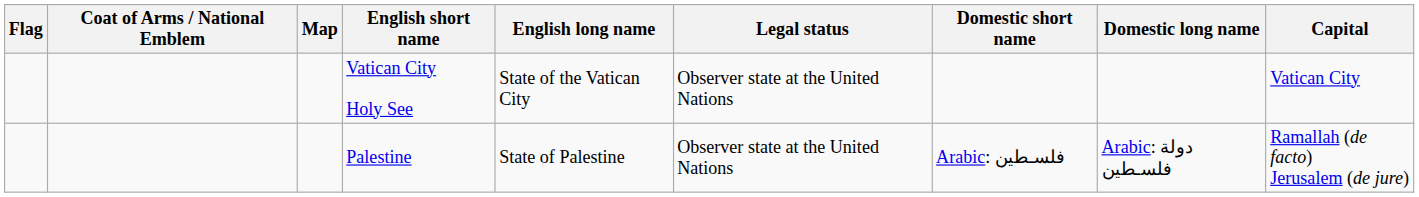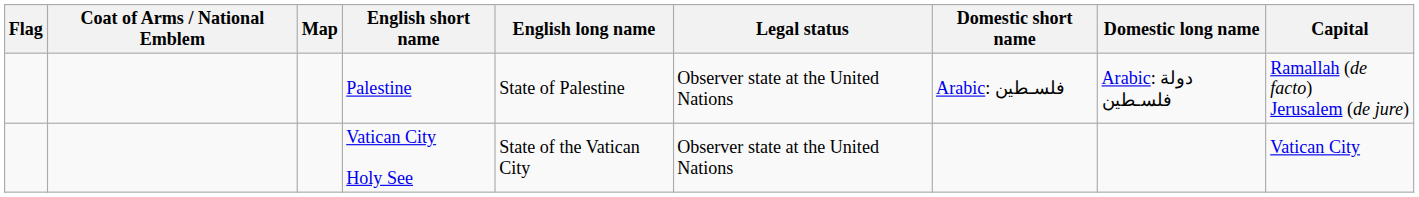rows swapped: (379, 157) <-> (391, 88)
